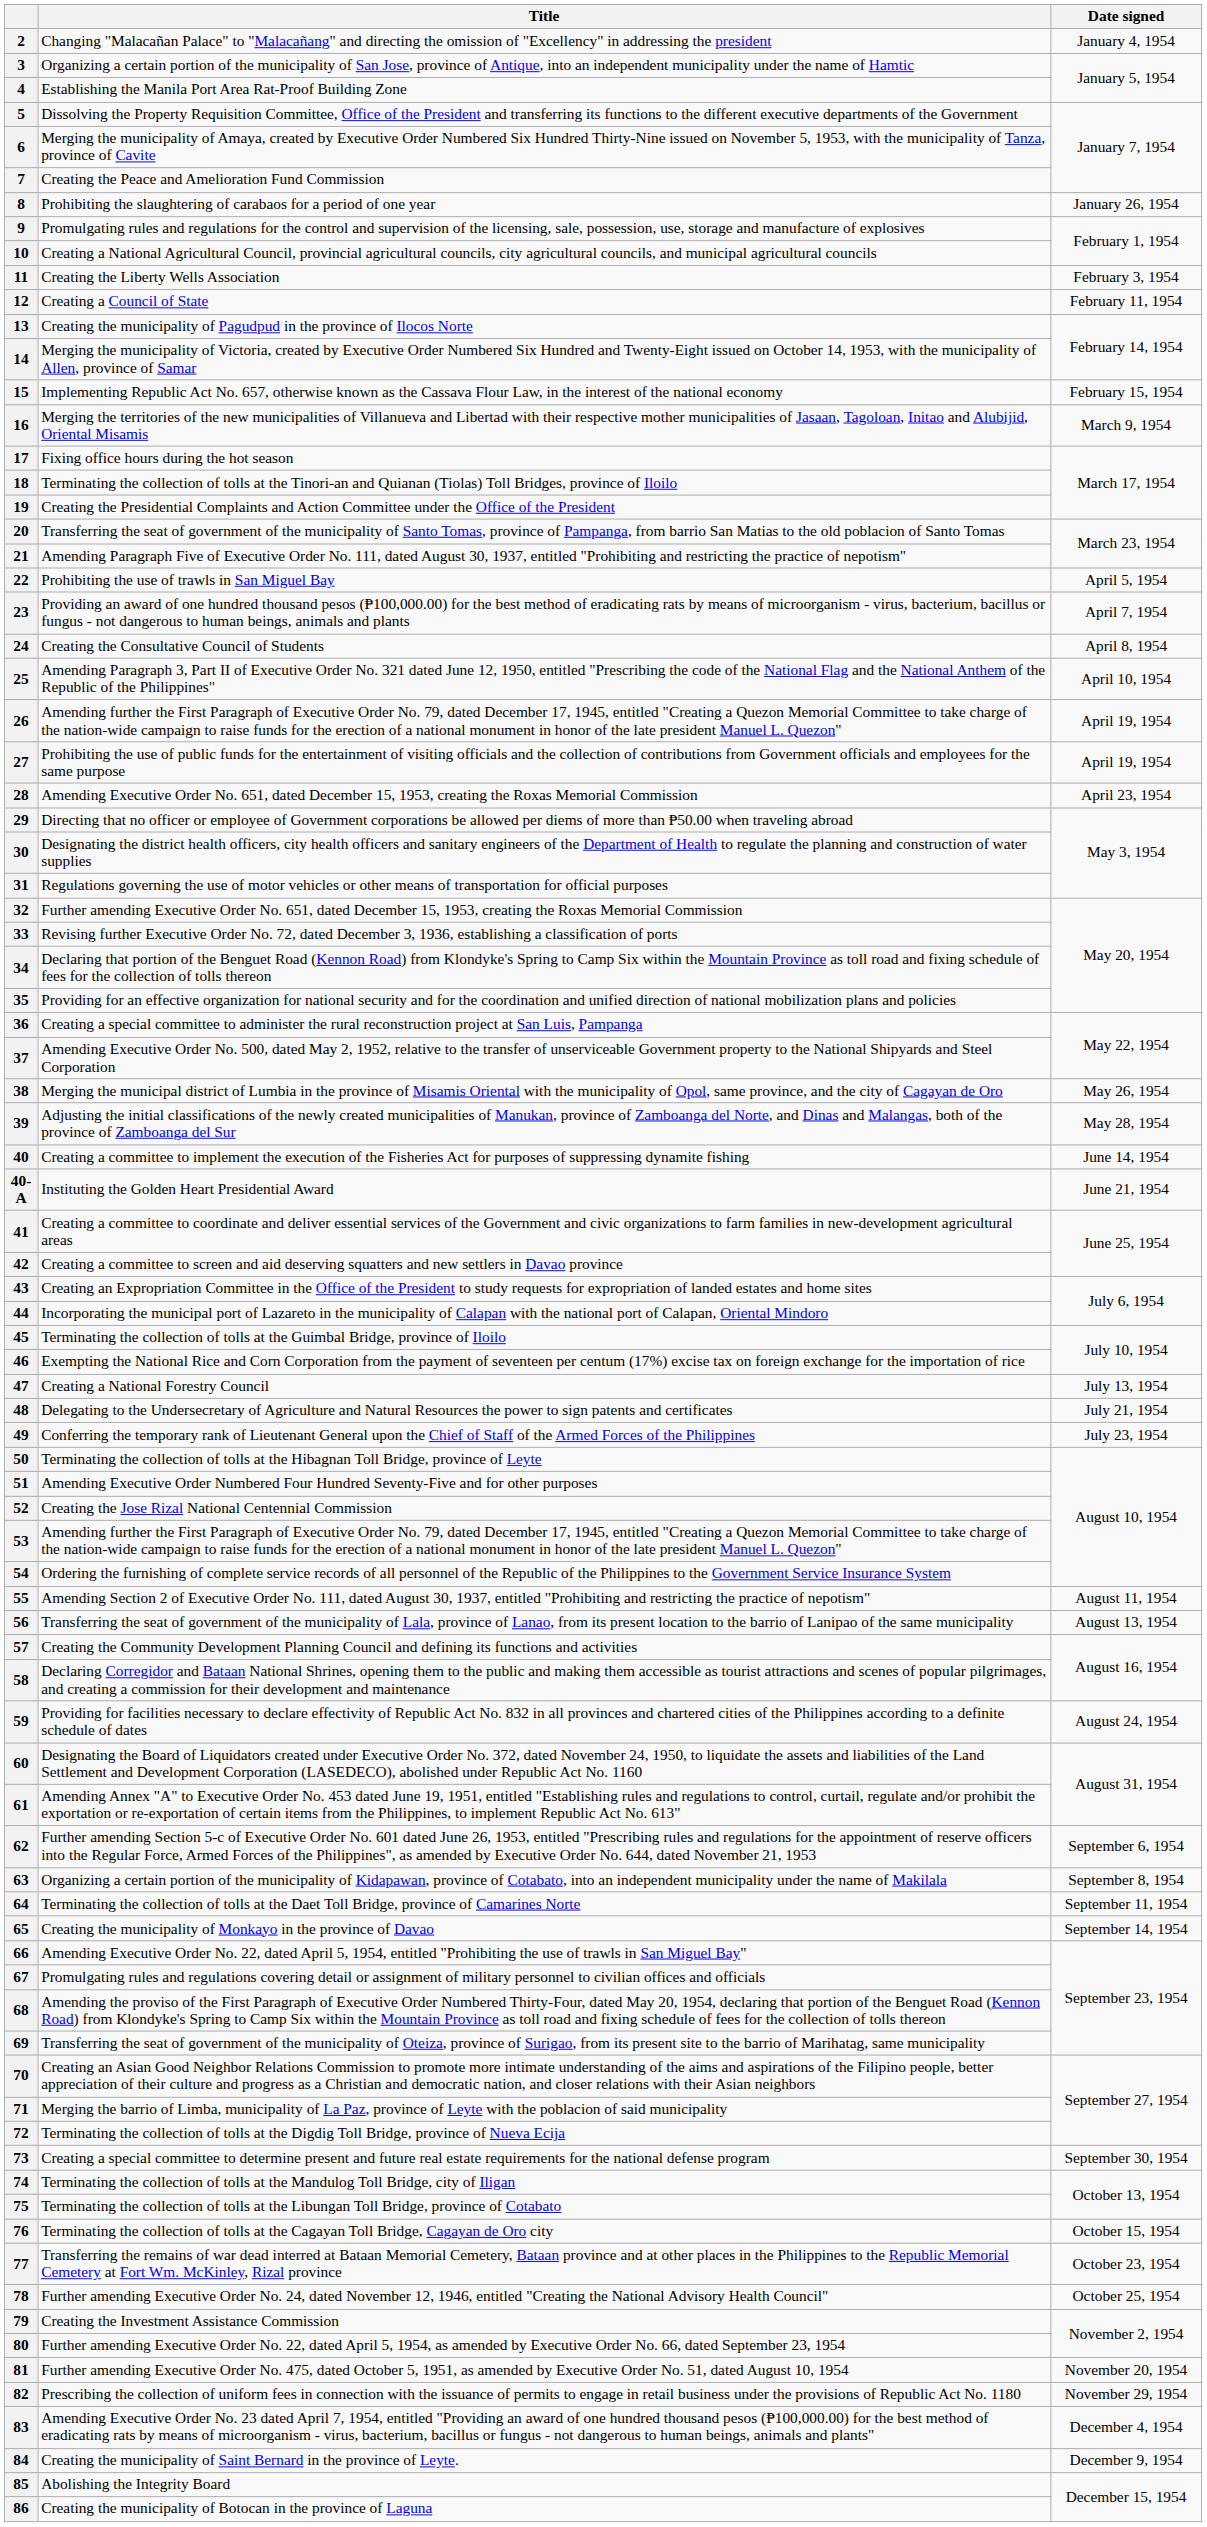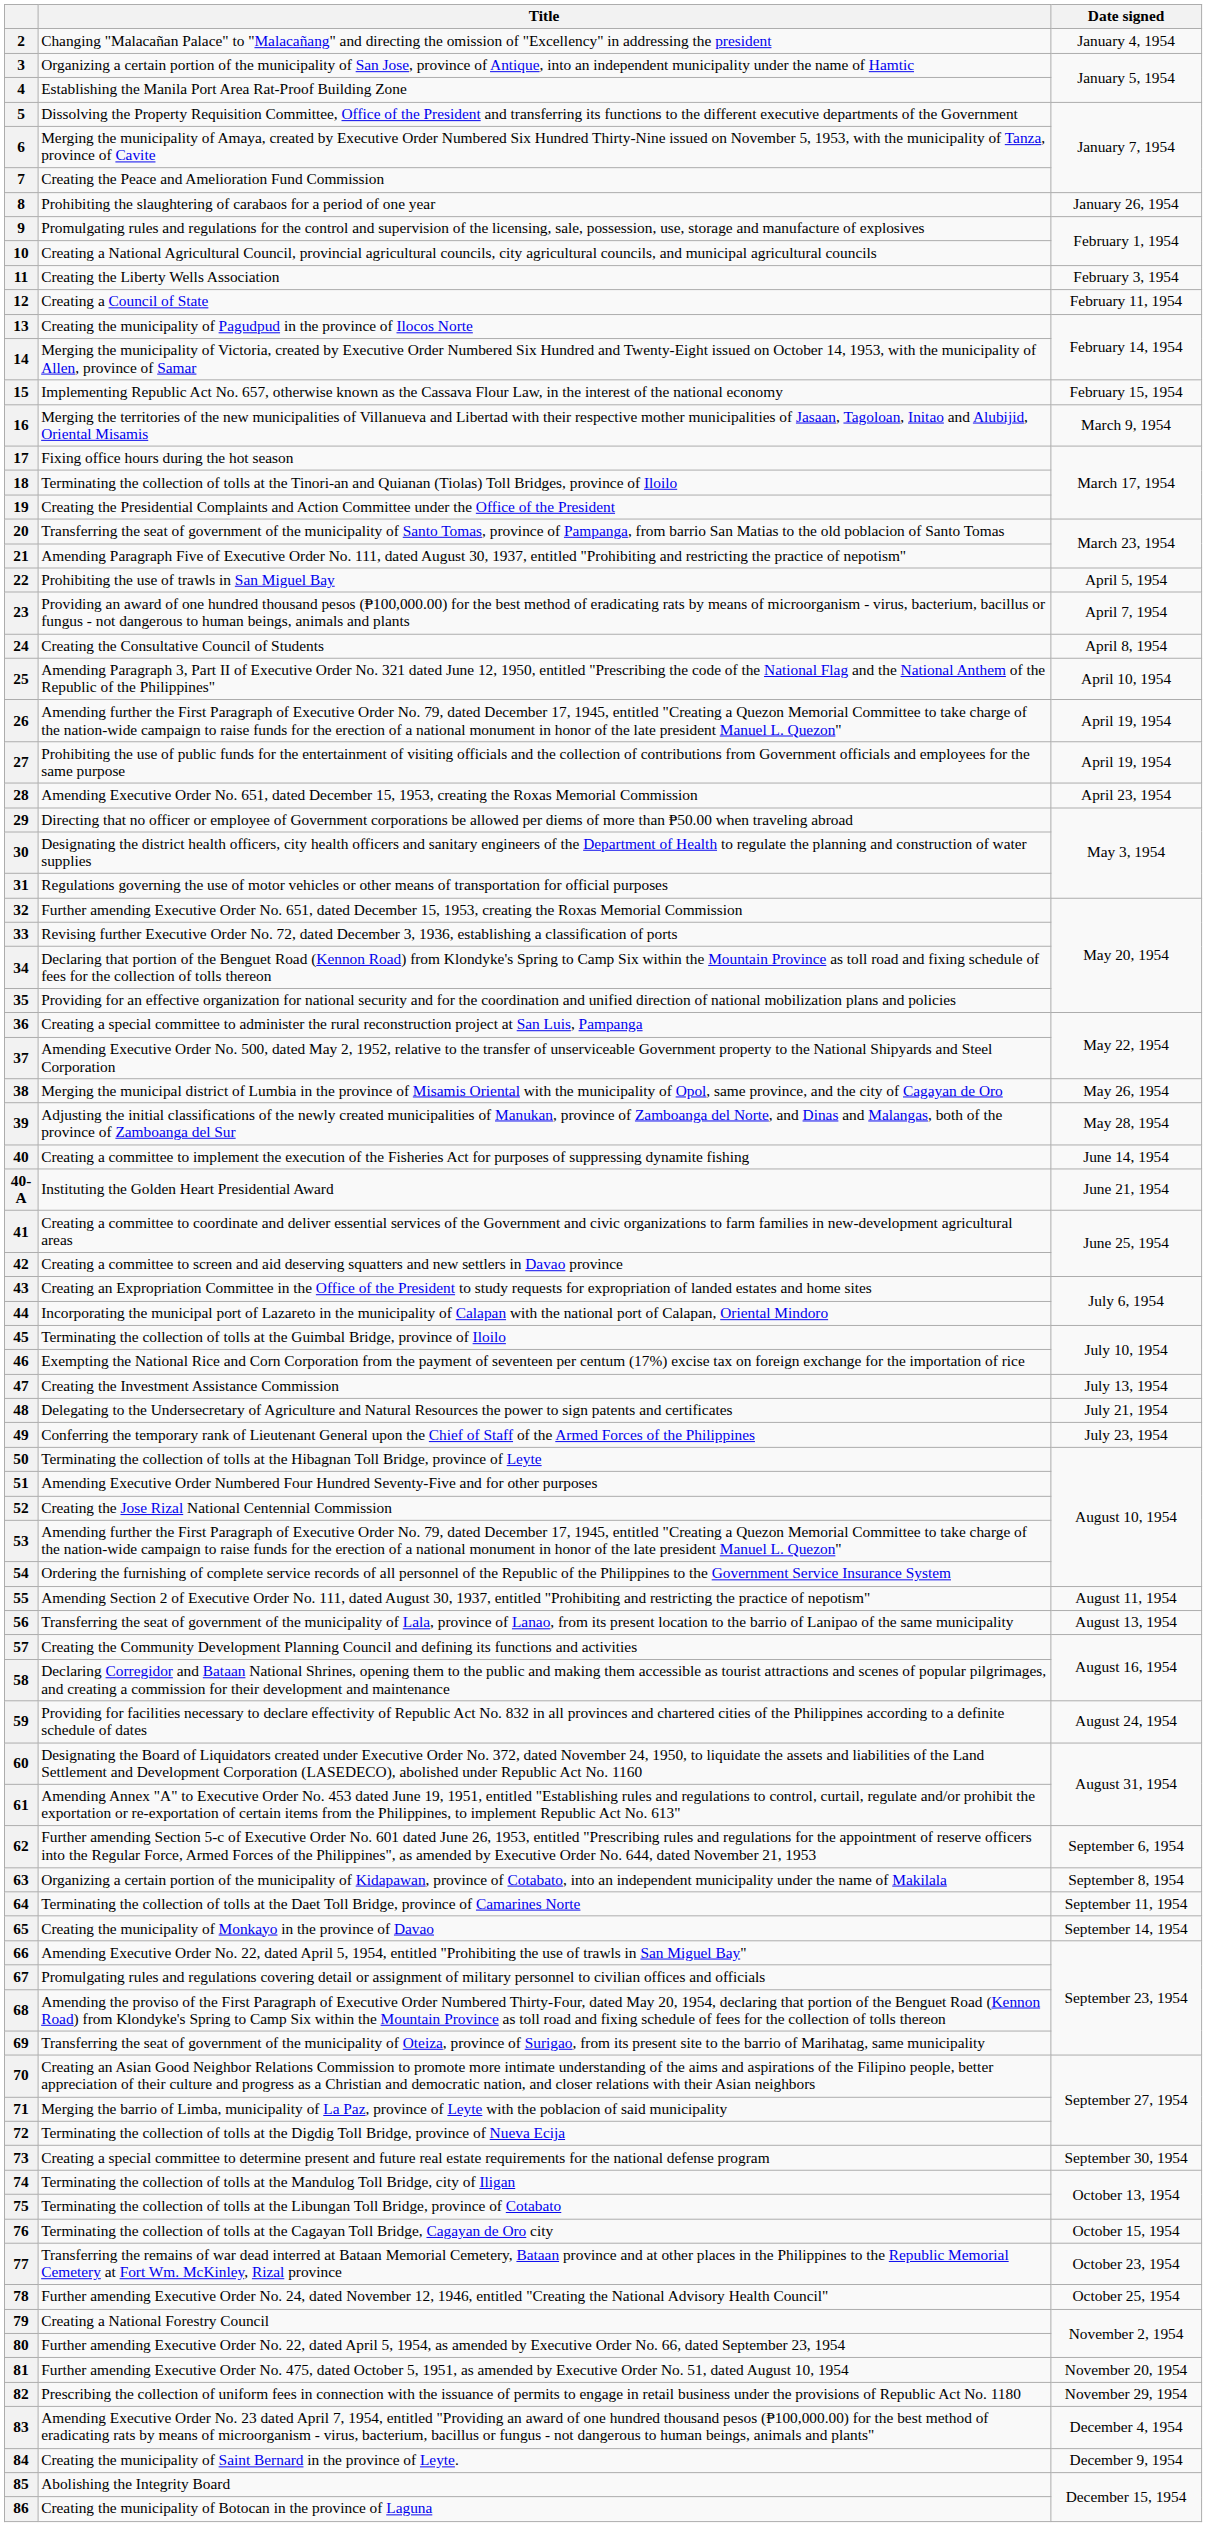(155, 1386) Creating a National Forestry Council -> (190, 1386) Creating the Investment Assistance Commission
(190, 2321) Creating the Investment Assistance Commission -> (155, 2321) Creating a National Forestry Council
